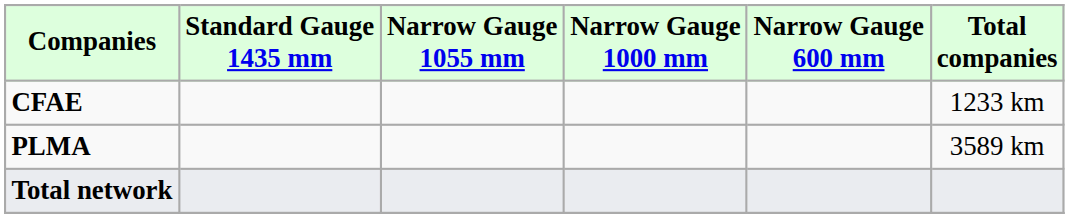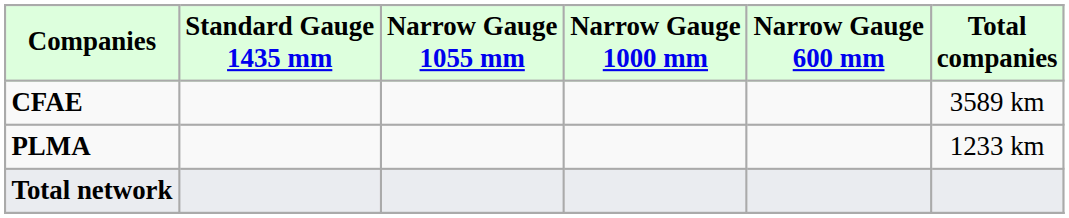(997, 102) 1233 km -> (997, 102) 3589 km
(997, 146) 3589 km -> (997, 146) 1233 km
